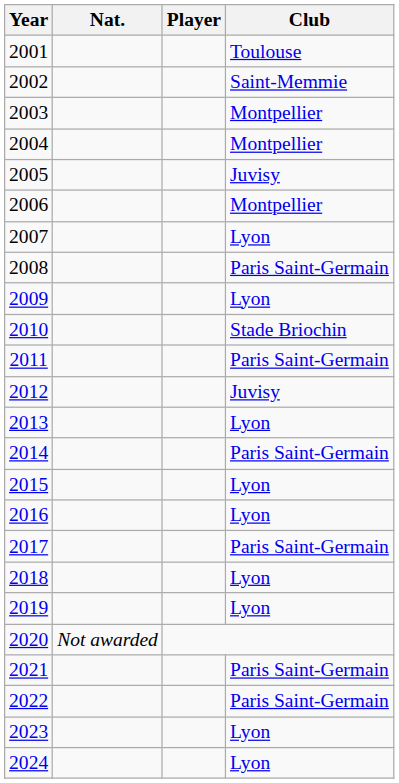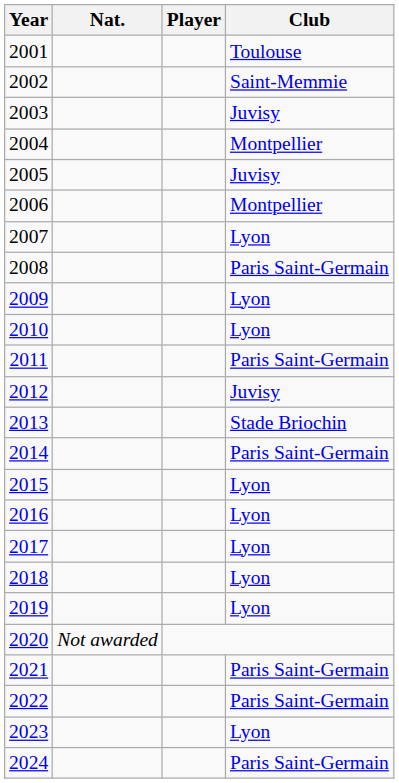(276, 112) Montpellier -> (255, 112) Juvisy
(288, 329) Stade Briochin -> (250, 329) Lyon
(250, 422) Lyon -> (288, 422) Stade Briochin
(309, 546) Paris Saint-Germain -> (250, 546) Lyon
(250, 762) Lyon -> (309, 762) Paris Saint-Germain
